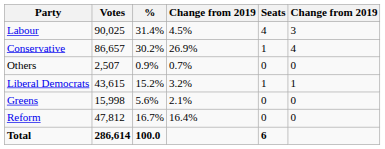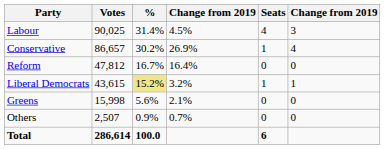rows swapped: (24, 118) <-> (22, 65)
(150, 83) no background -> (150, 83) khaki background
